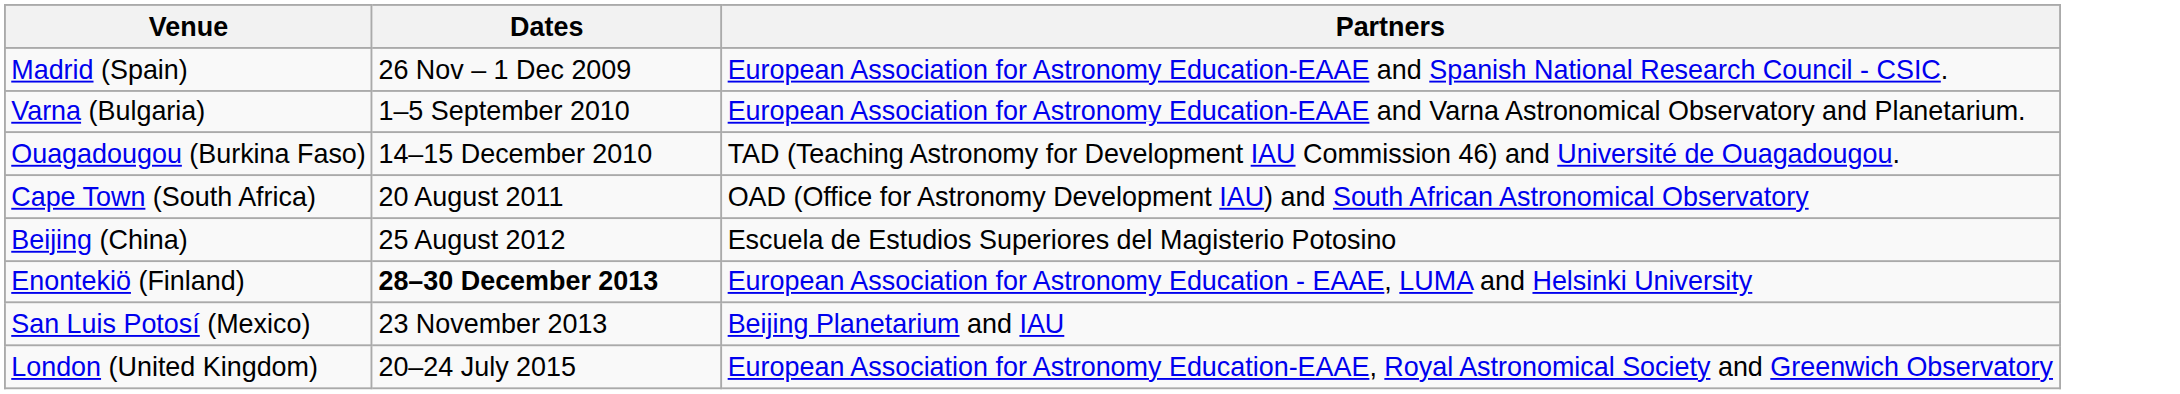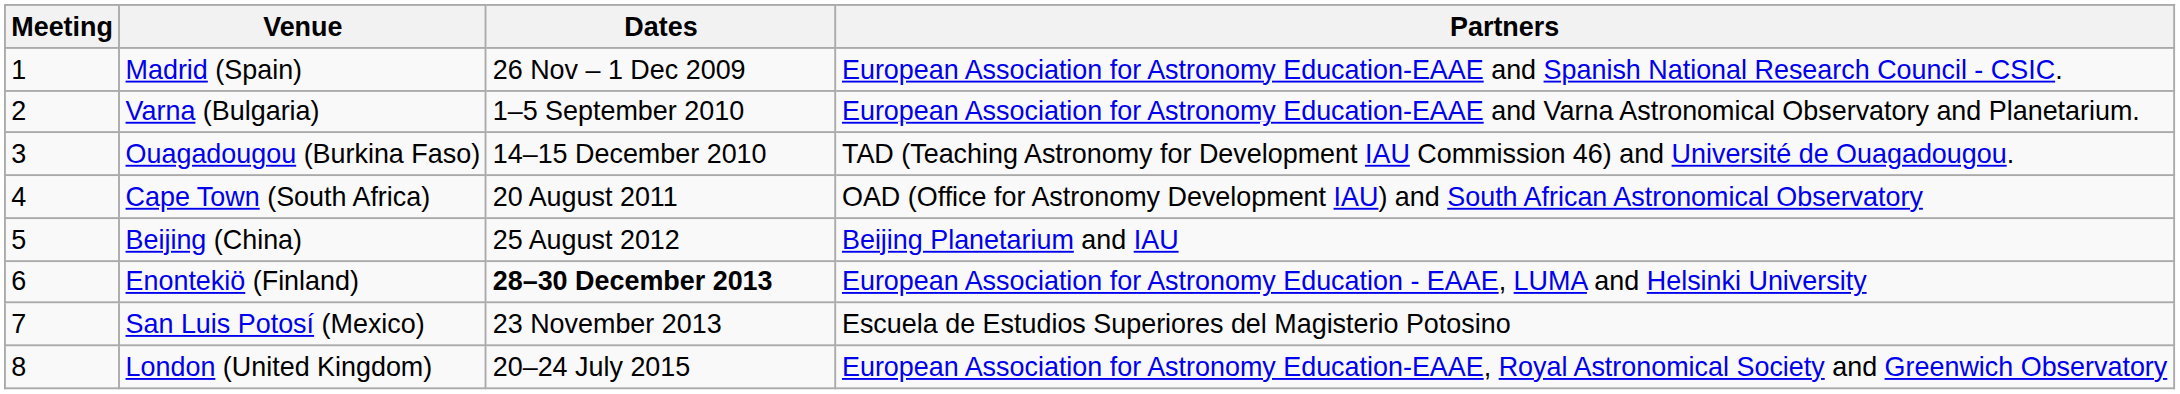+ column: (62, 27)
(1062, 239) Escuela de Estudios Superiores del Magisterio Potosino -> (1010, 239) Beijing Planetarium and IAU
(896, 324) Beijing Planetarium and IAU -> (1176, 324) Escuela de Estudios Superiores del Magisterio Potosino
